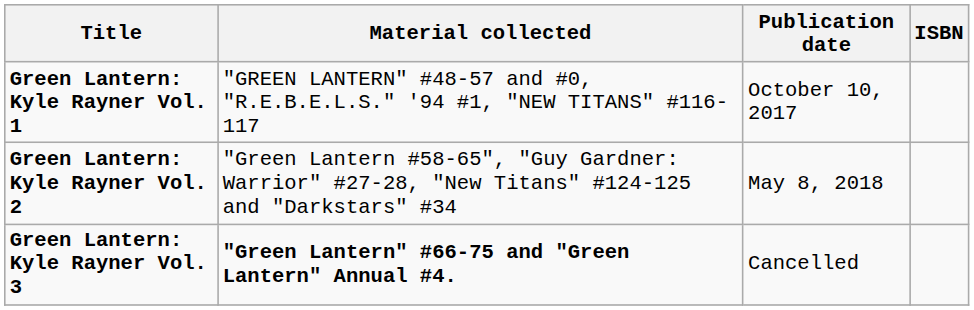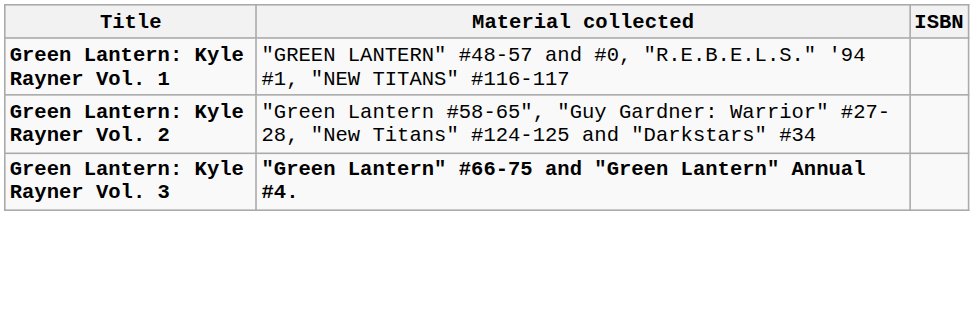- column: (826, 33)
